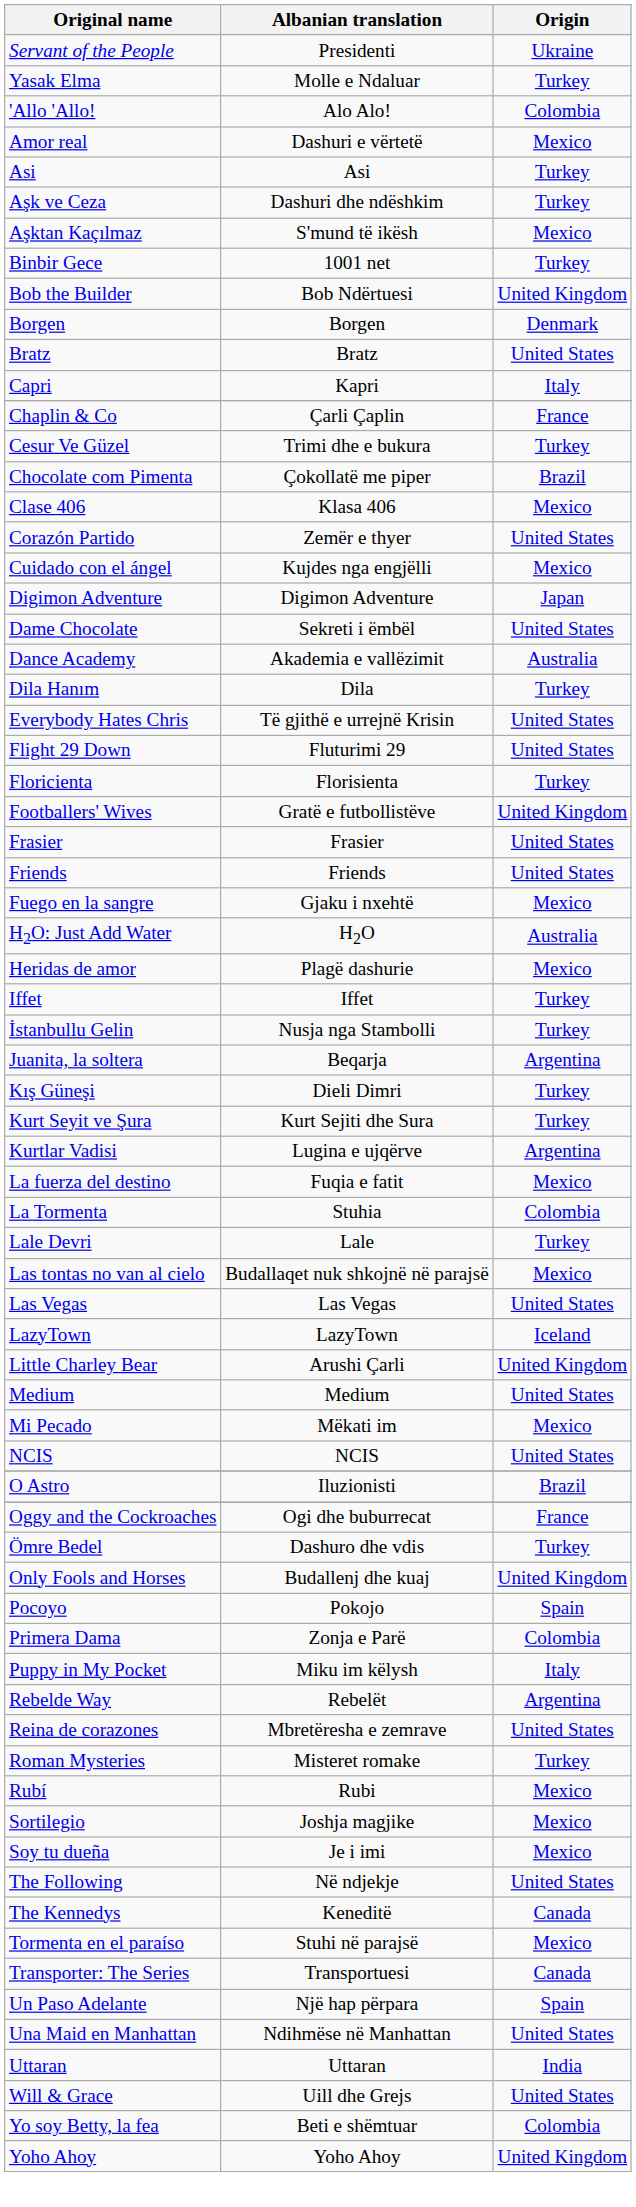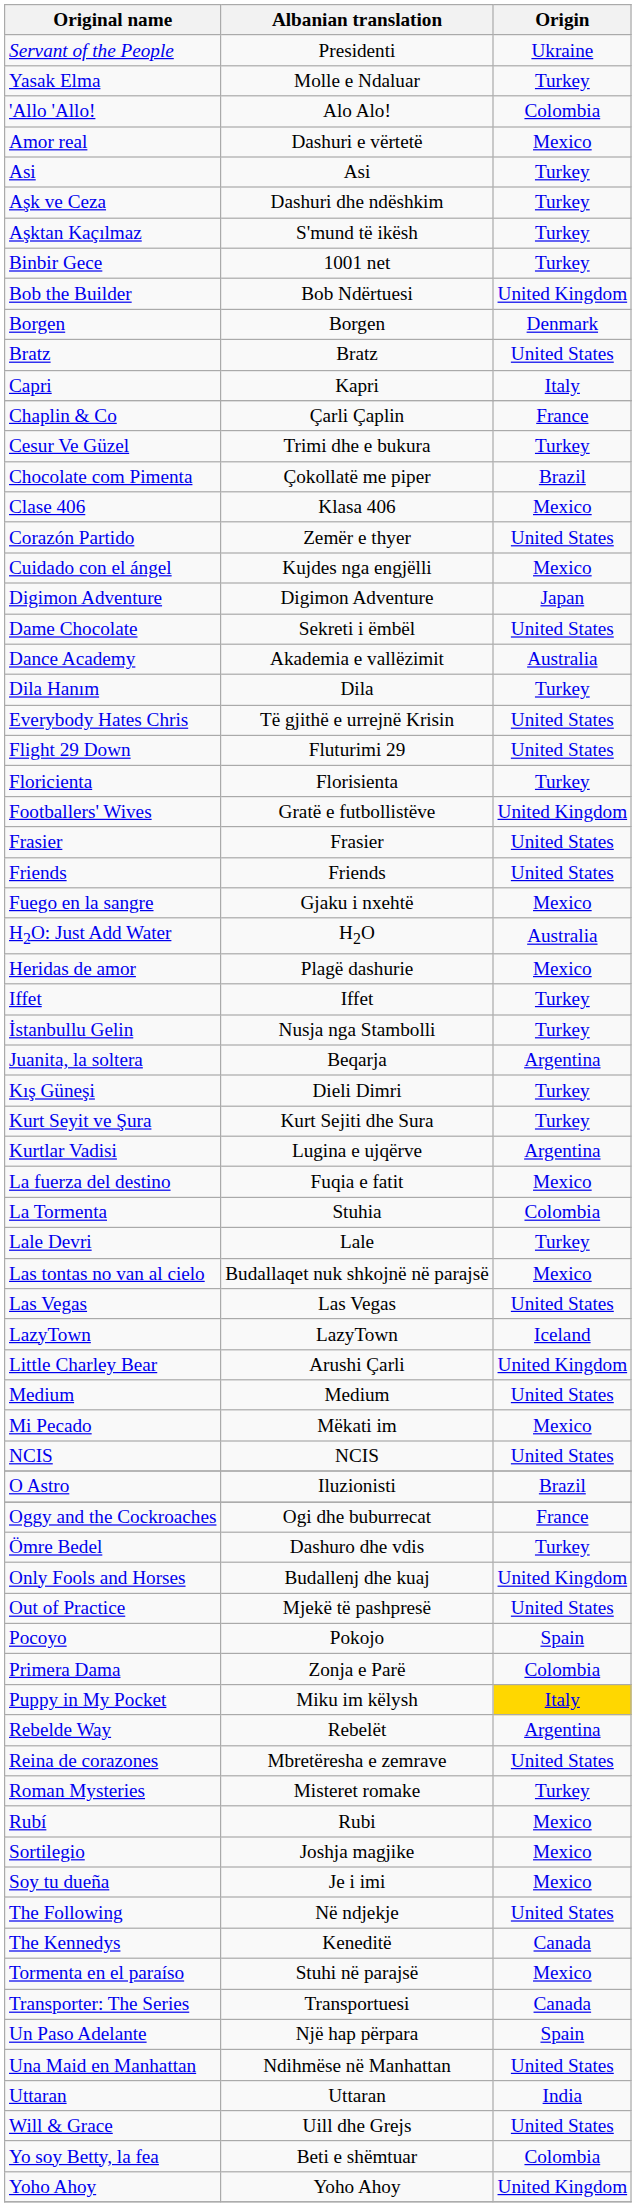(562, 232) Mexico -> (562, 232) Turkey
+ row: (67, 1608)
(562, 1669) no background -> (562, 1699) gold background
